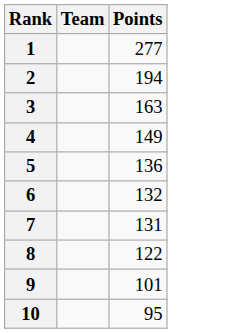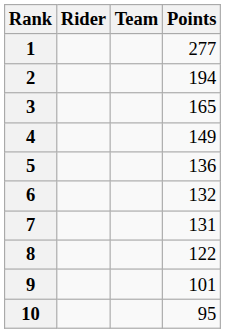+ column: (83, 19)
(149, 107) 163 -> (202, 107) 165
